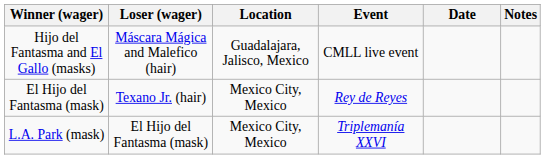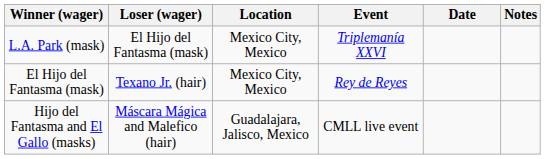rows swapped: (57, 52) <-> (57, 135)
